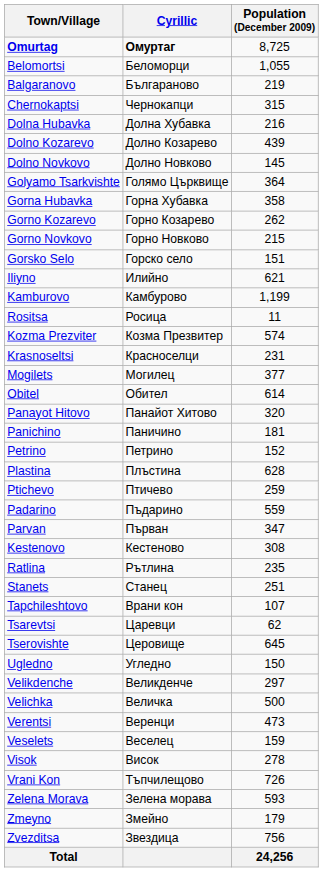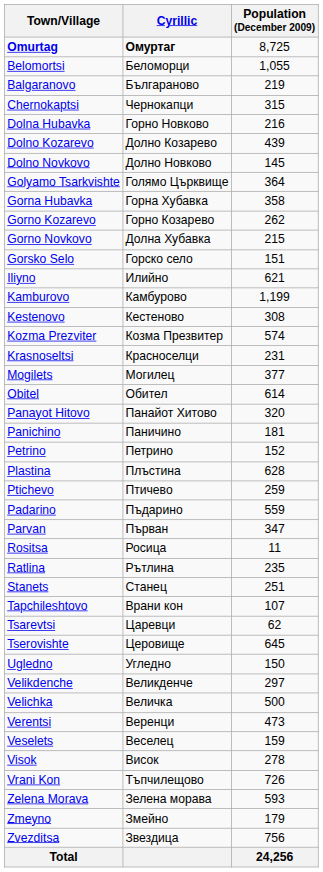(168, 124) Долна Хубавка -> (167, 124) Горно Новково
(167, 239) Горно Новково -> (168, 239) Долна Хубавка
rows swapped: (36, 548) <-> (27, 317)
